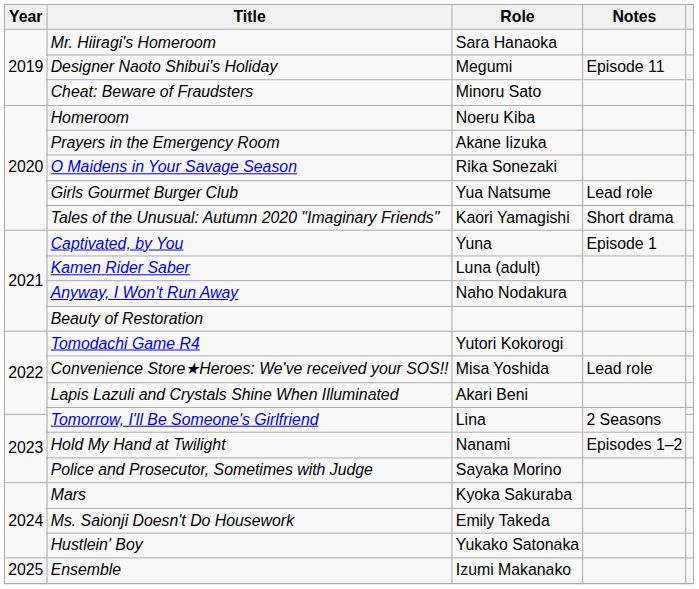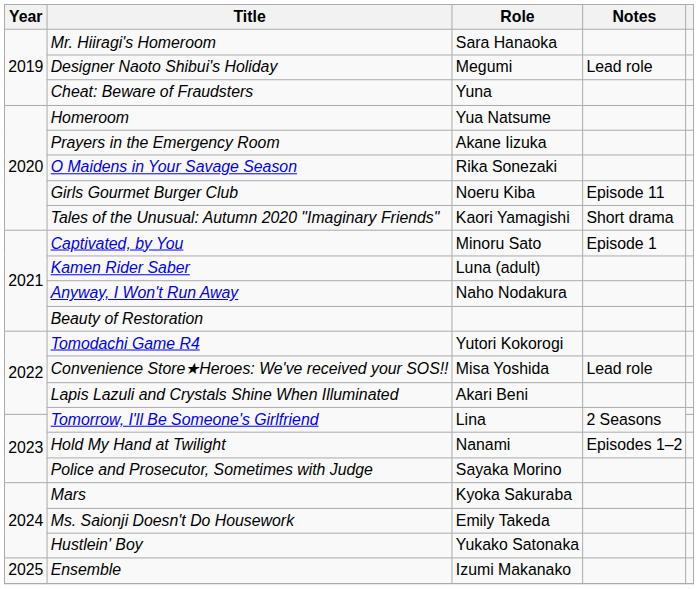(625, 67) Episode 11 -> (619, 67) Lead role
(499, 92) Minoru Sato -> (474, 92) Yuna
(495, 117) Noeru Kiba -> (503, 117) Yua Natsume
(503, 192) Yua Natsume -> (495, 192) Noeru Kiba
(619, 192) Lead role -> (625, 192) Episode 11
(474, 243) Yuna -> (499, 243) Minoru Sato
